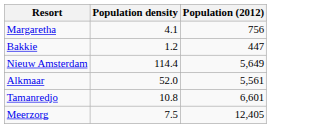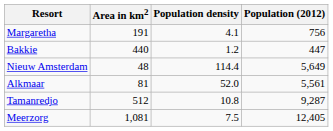+ column: (120, 14)
(252, 98) 6,601 -> (313, 100) 9,287
